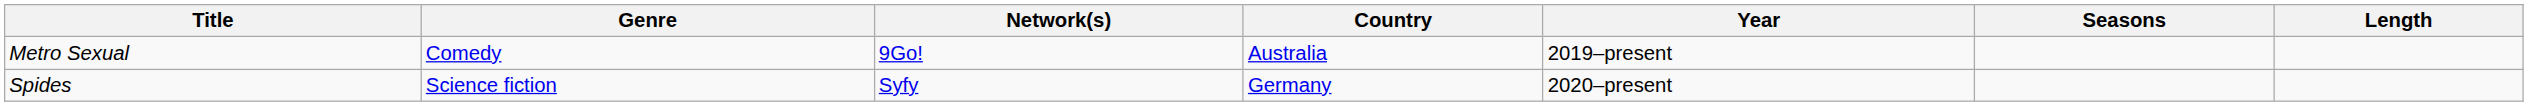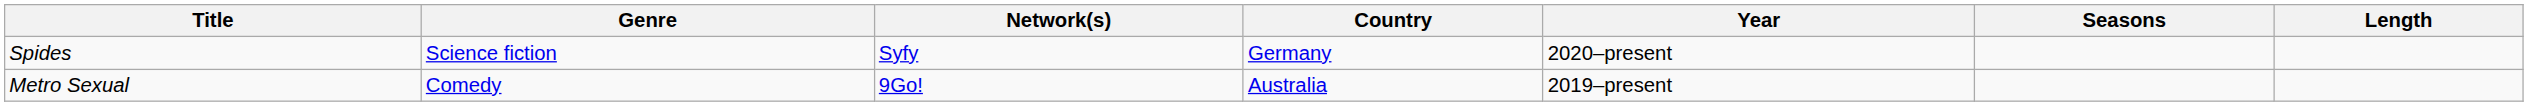rows swapped: (69, 52) <-> (40, 85)
